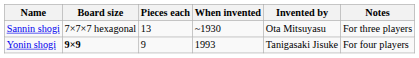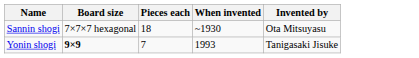- column: (378, 12)
(146, 28) 13 -> (146, 28) 18
(143, 45) 9 -> (143, 45) 7
